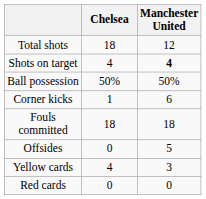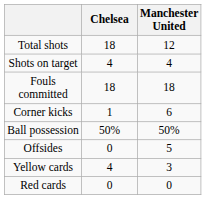(169, 63) bold -> (169, 63) normal
rows swapped: (43, 81) <-> (43, 124)
